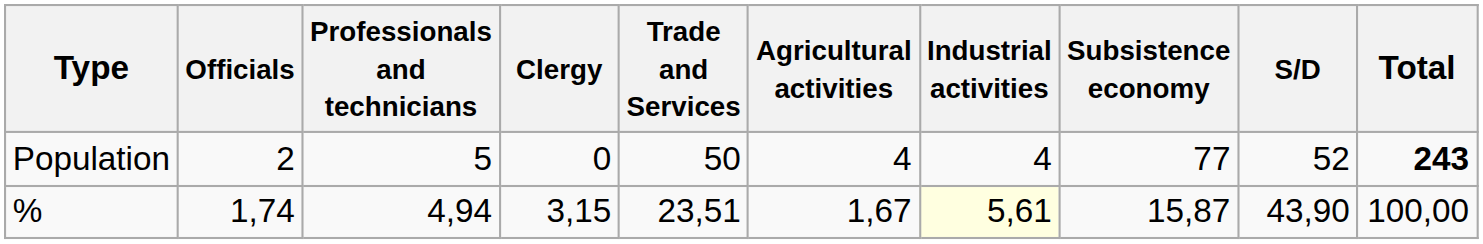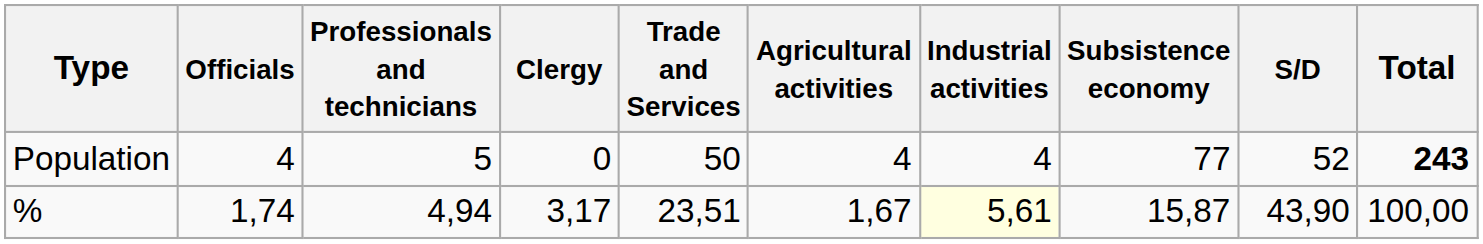(285, 158) 2 -> (285, 158) 4
(579, 211) 3,15 -> (579, 211) 3,17
